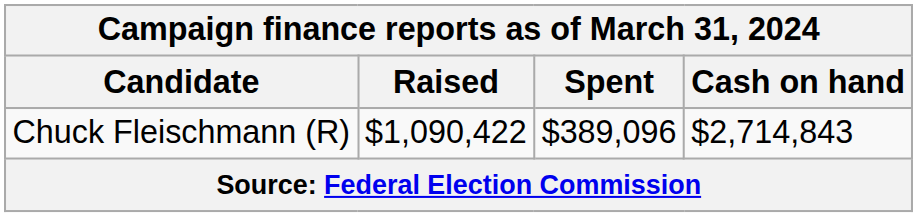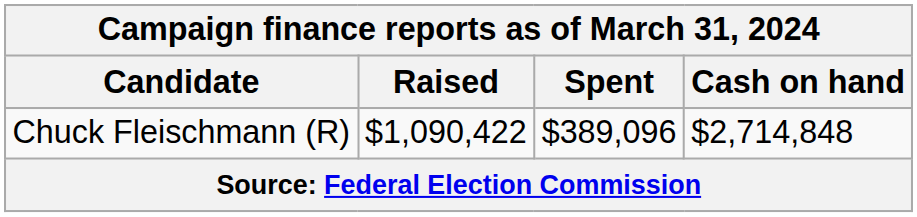(772, 132) $2,714,843 -> (772, 132) $2,714,848
